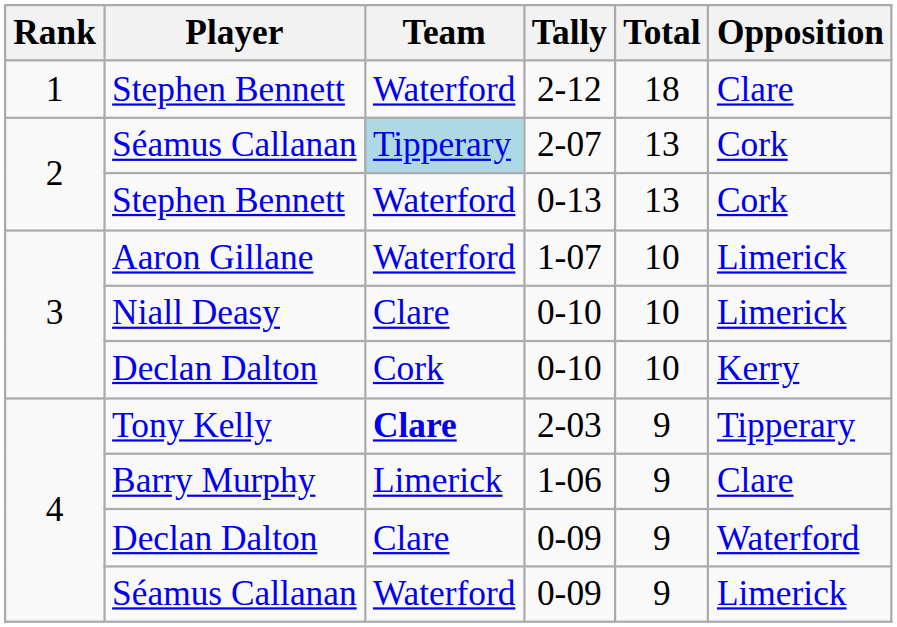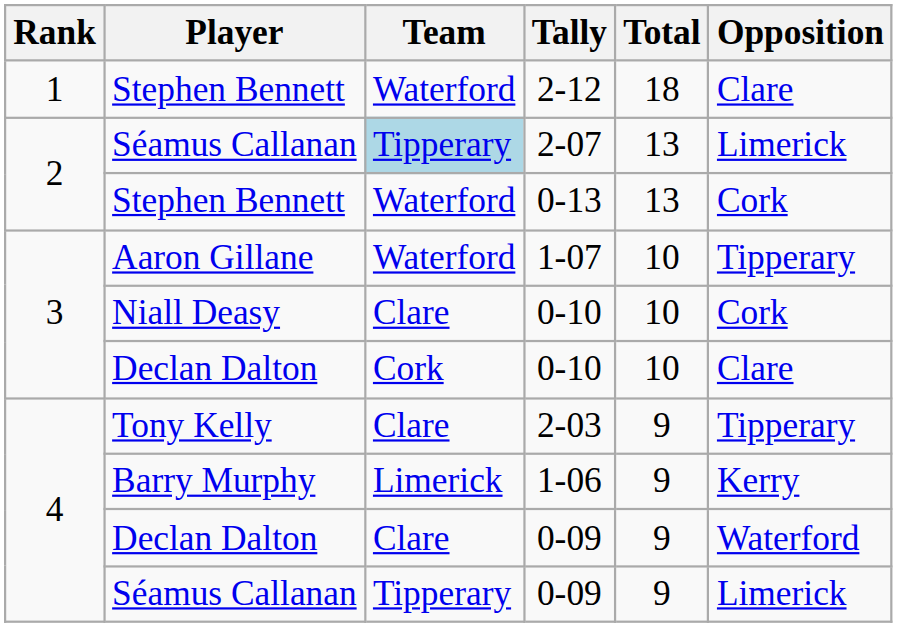(752, 144) Cork -> (782, 144) Limerick
(782, 256) Limerick -> (786, 256) Tipperary
(782, 312) Limerick -> (752, 312) Cork
(758, 369) Kerry -> (755, 369) Clare
(415, 425) bold -> (411, 425) normal
(755, 481) Clare -> (758, 481) Kerry
(444, 593) Waterford -> (442, 593) Tipperary
